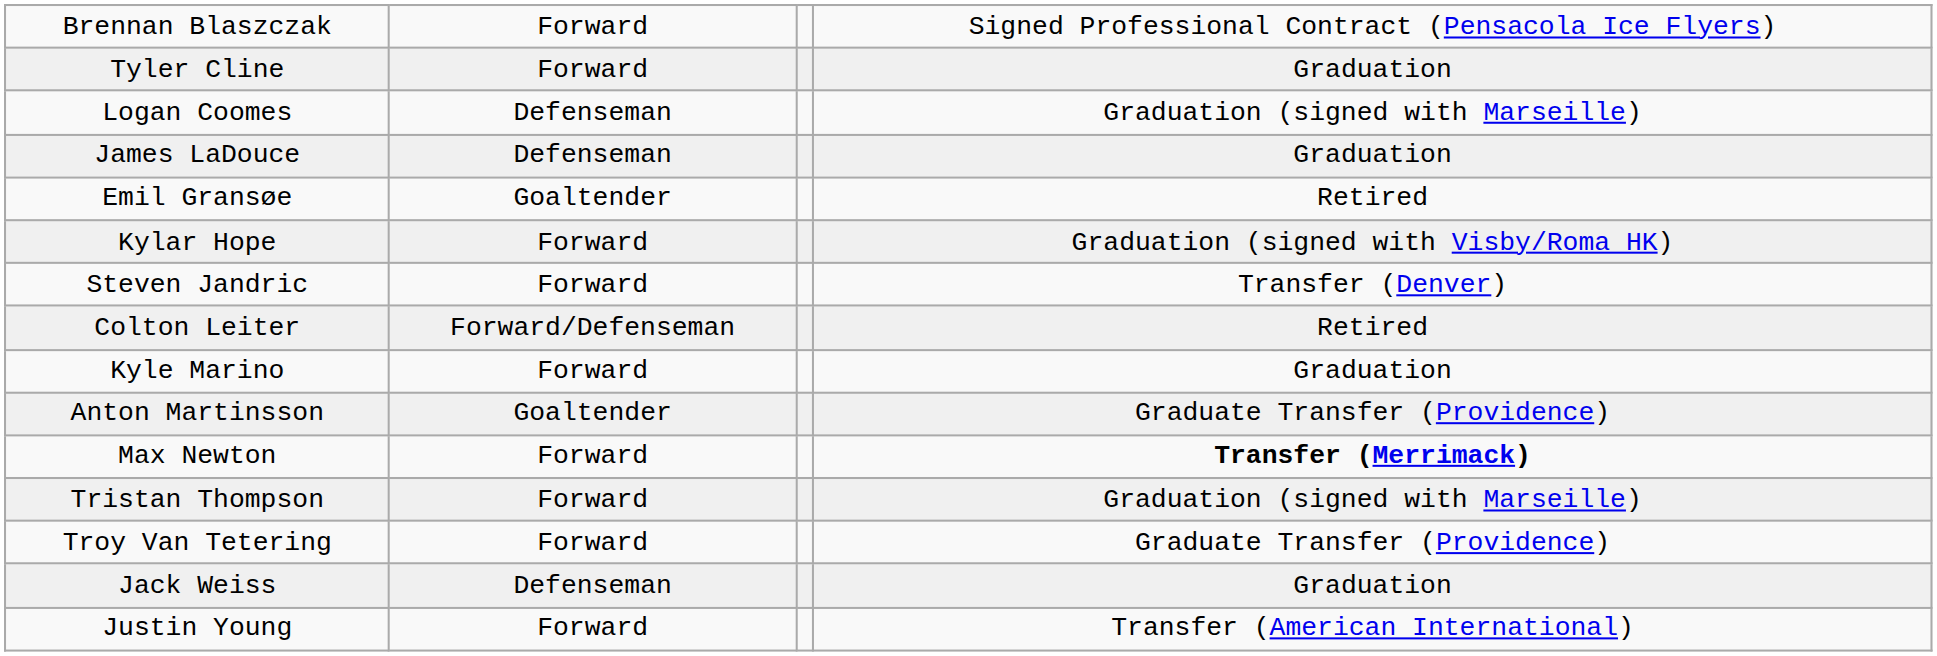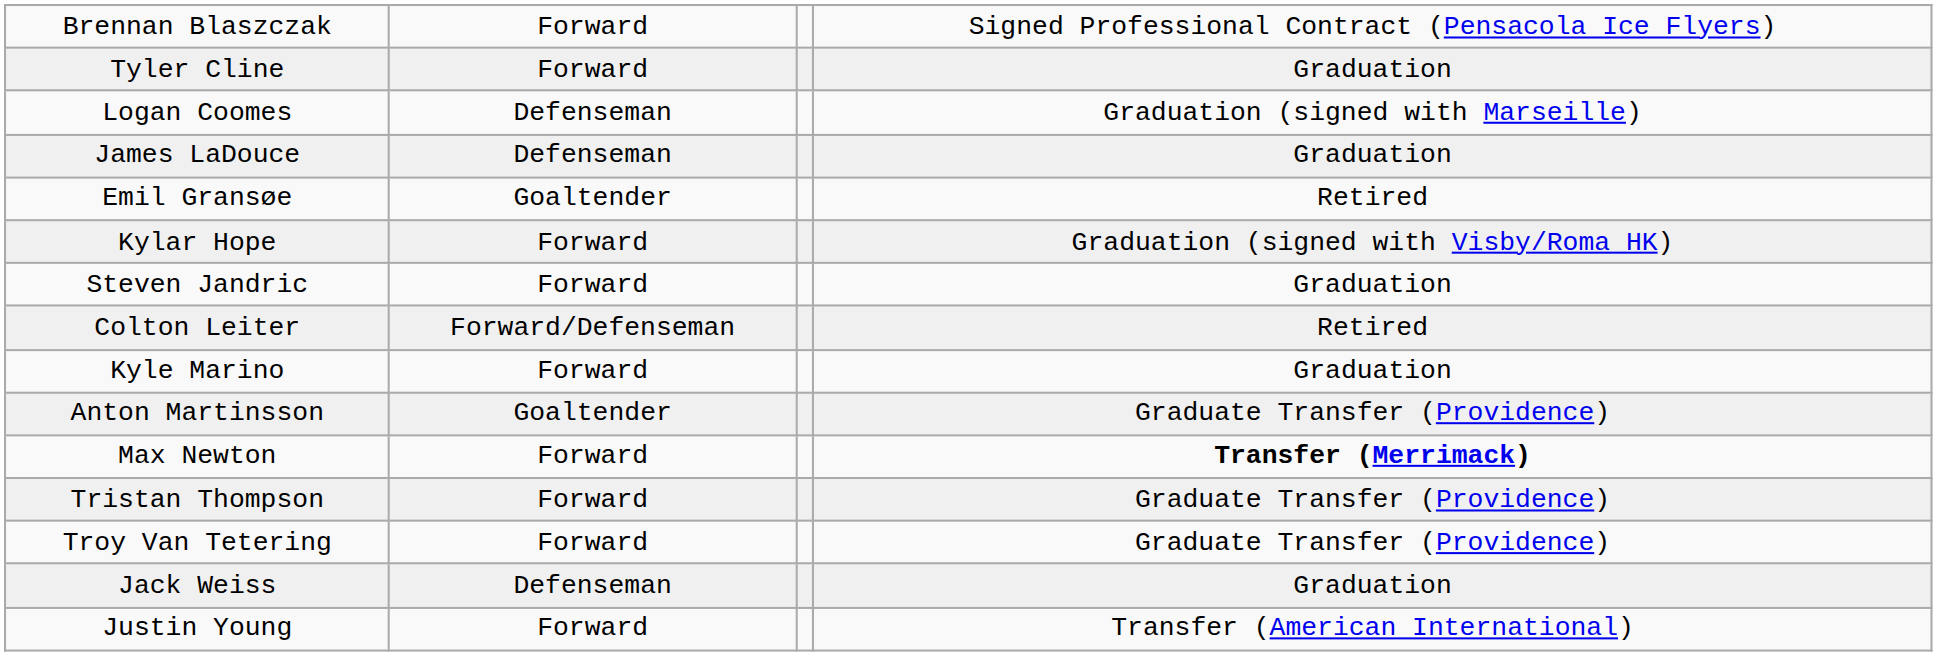(1373, 285) Transfer (Denver) -> (1373, 285) Graduation
(1373, 500) Graduation (signed with Marseille) -> (1373, 500) Graduate Transfer (Providence)
